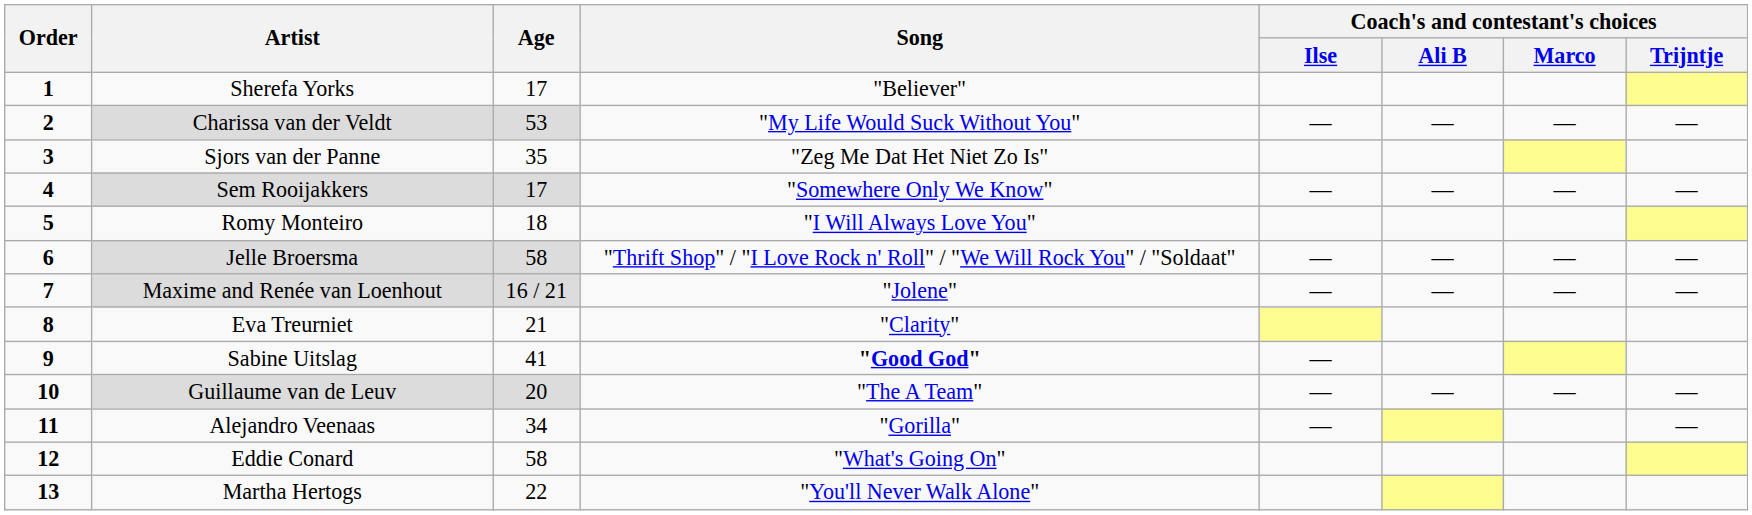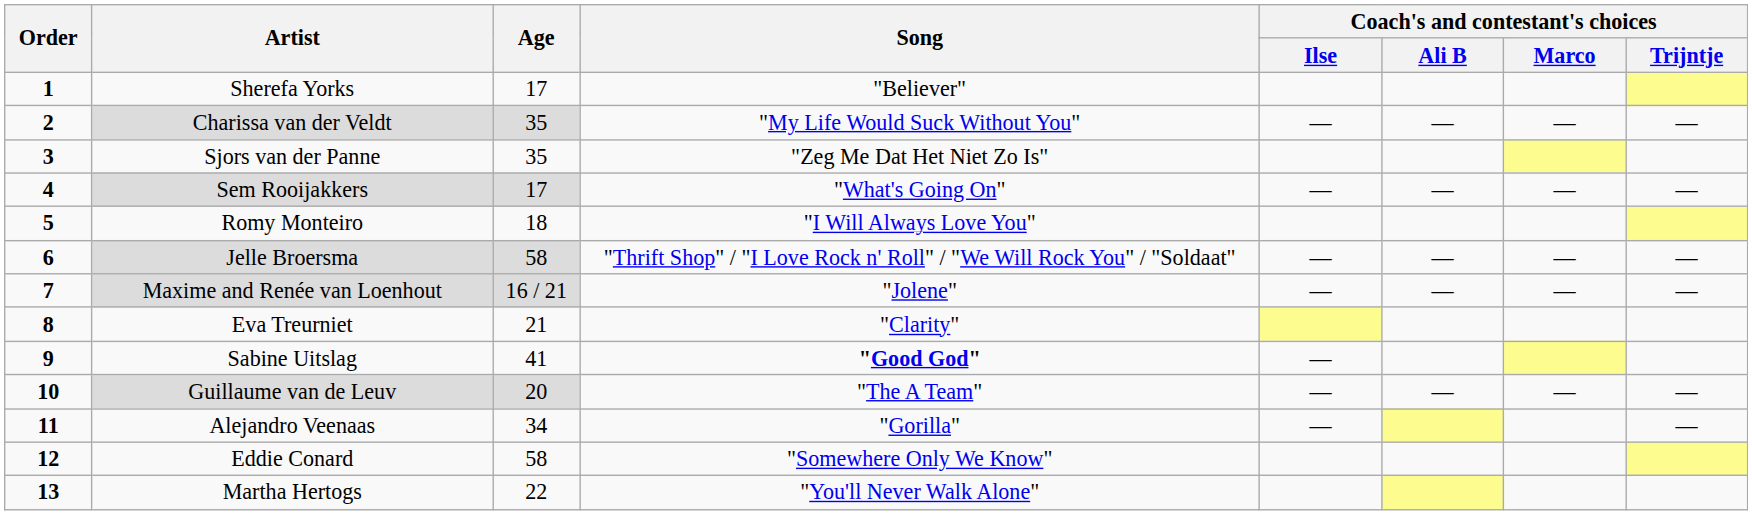(536, 122) 53 -> (536, 122) 35
(920, 190) "Somewhere Only We Know" -> (920, 190) "What's Going On"
(920, 459) "What's Going On" -> (920, 459) "Somewhere Only We Know"
